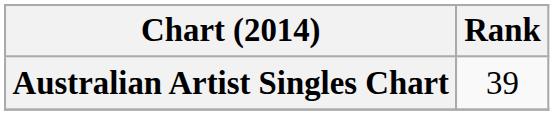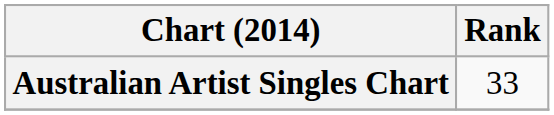(502, 82) 39 -> (502, 82) 33
